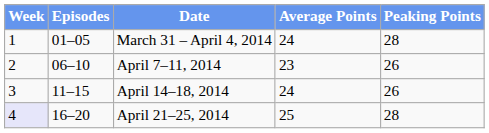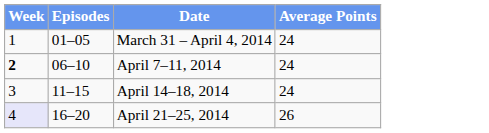- column: (432, 16)
(12, 66) normal -> (12, 66) bold
(287, 66) 23 -> (287, 66) 24
(287, 115) 25 -> (287, 115) 26
